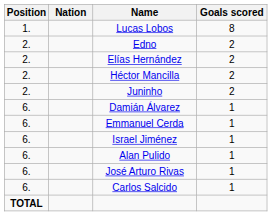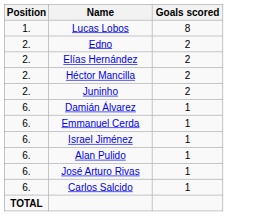- column: (71, 12)
